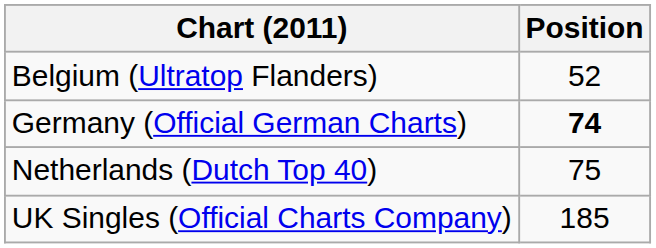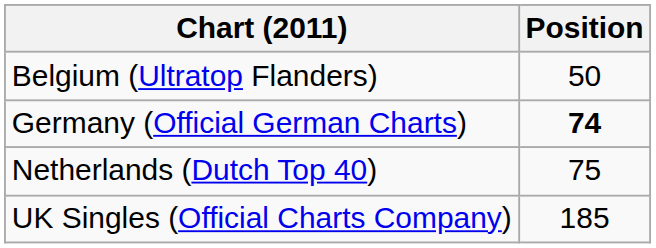(585, 75) 52 -> (585, 75) 50
